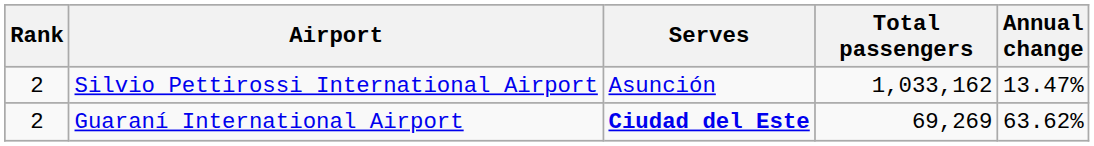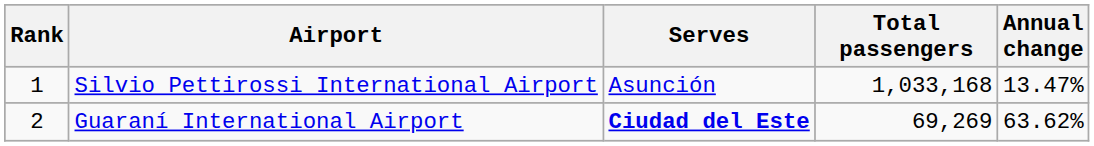(37, 85) 2 -> (37, 85) 1
(932, 85) 1,033,162 -> (932, 85) 1,033,168
